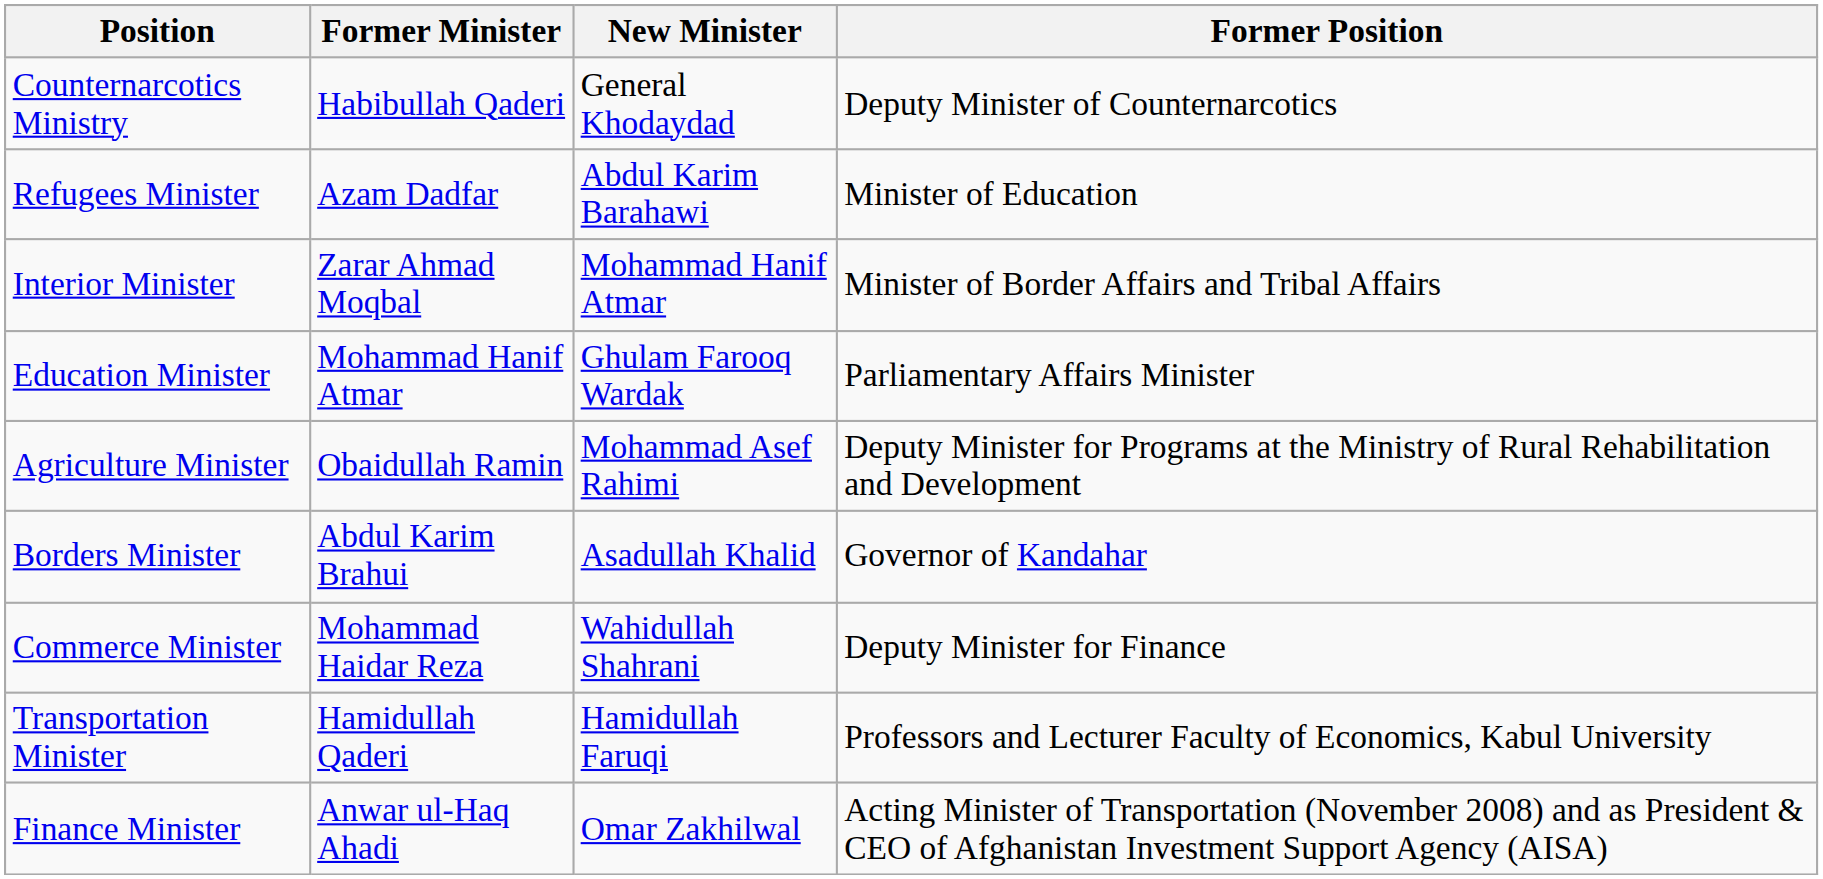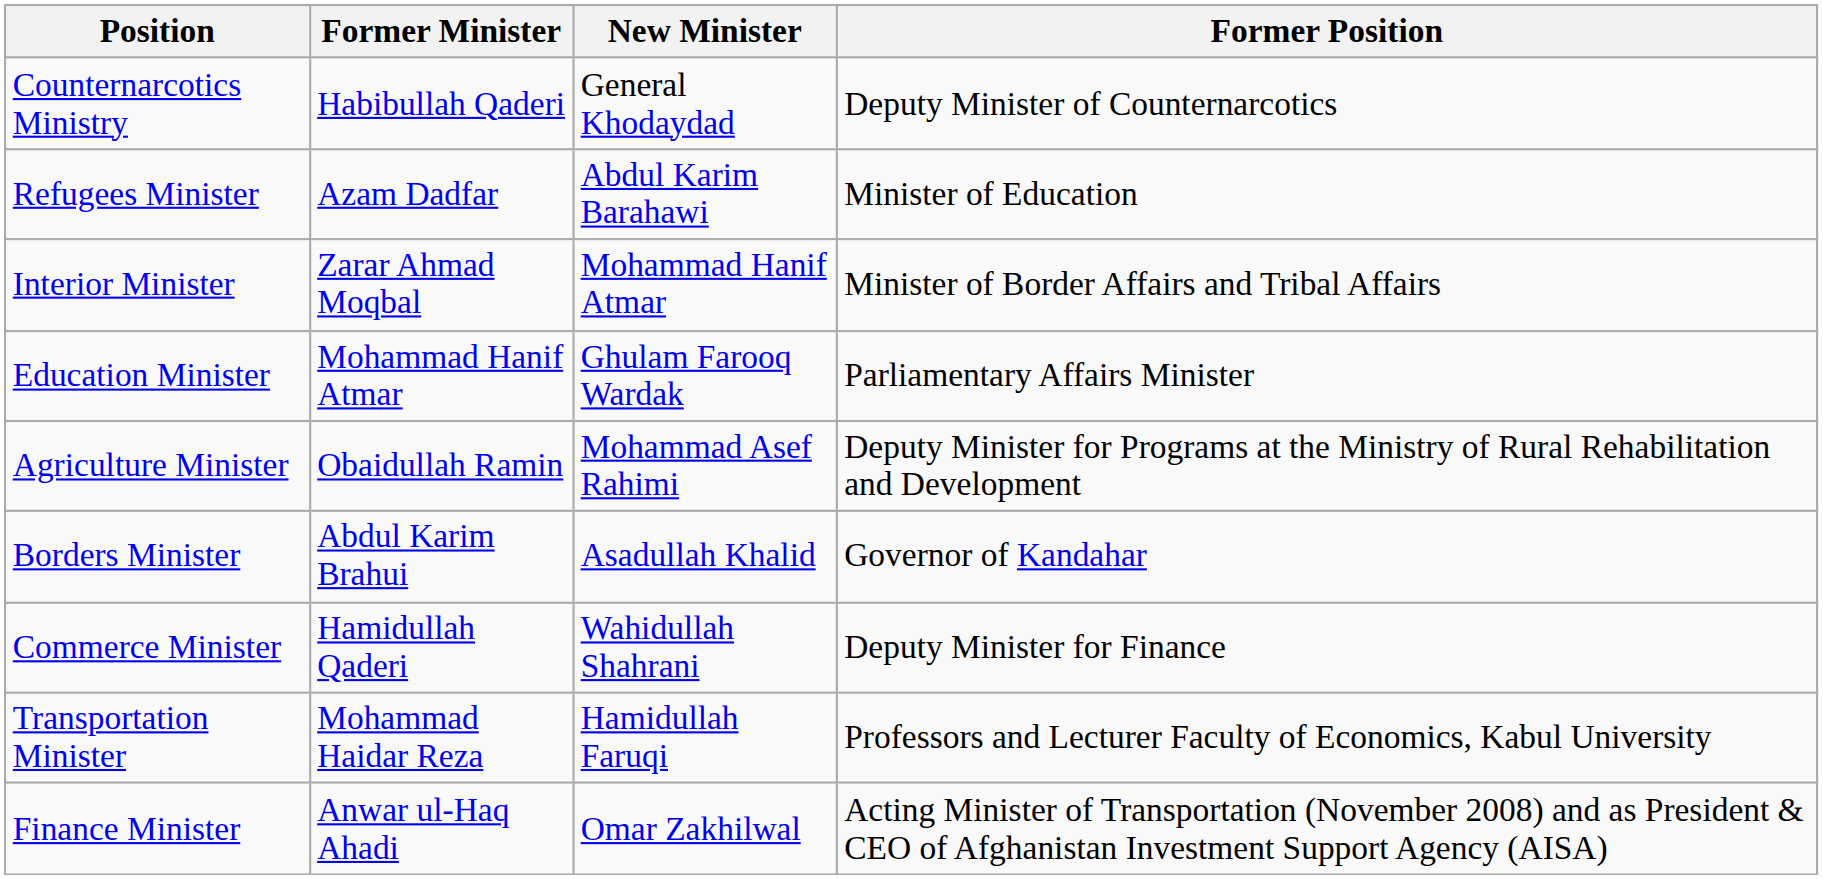(400, 646) Mohammad Haidar Reza -> (396, 646) Hamidullah Qaderi
(396, 737) Hamidullah Qaderi -> (400, 737) Mohammad Haidar Reza
